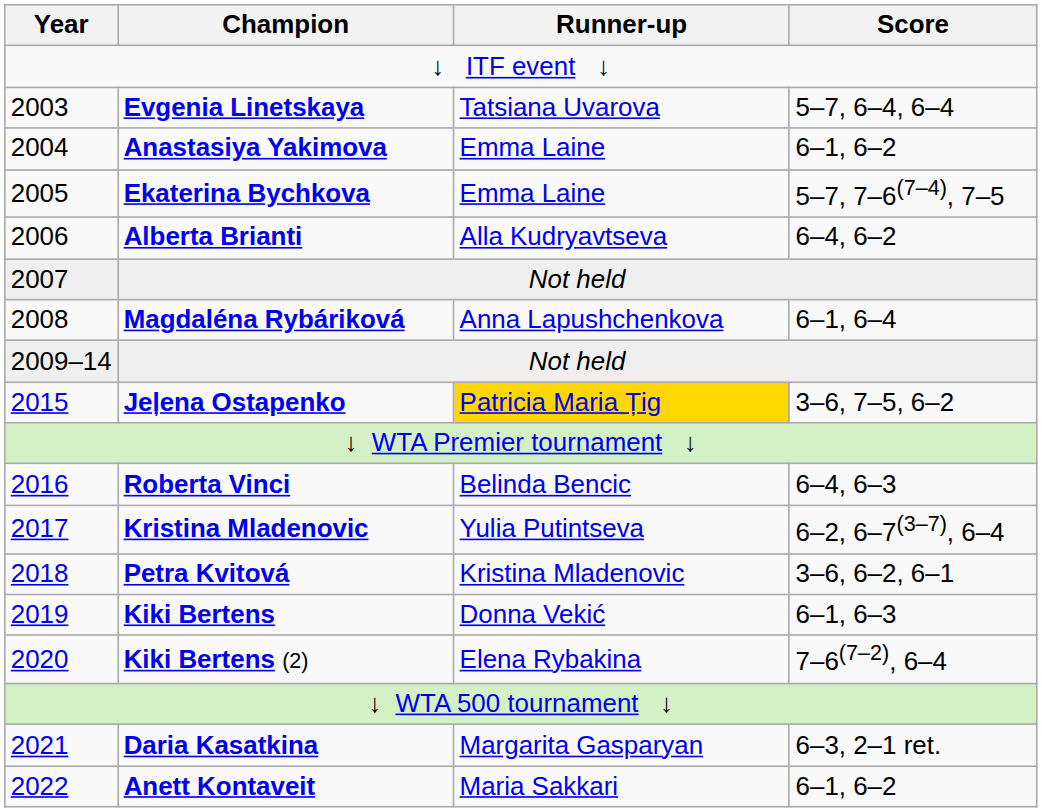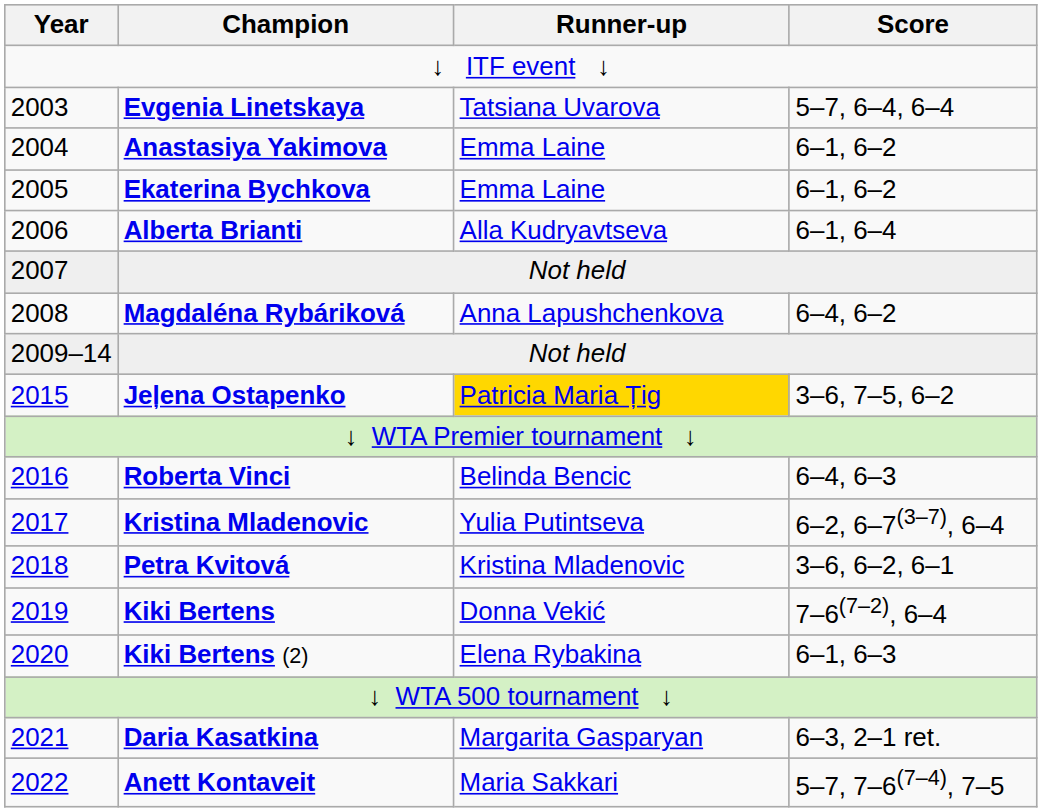(900, 192) 5–7, 7–6(7–4), 7–5 -> (846, 189) 6–1, 6–2
(846, 237) 6–4, 6–2 -> (846, 230) 6–1, 6–4
(846, 319) 6–1, 6–4 -> (846, 312) 6–4, 6–2
(846, 614) 6–1, 6–3 -> (871, 611) 7–6(7–2), 6–4
(871, 659) 7–6(7–2), 6–4 -> (846, 655) 6–1, 6–3
(846, 786) 6–1, 6–2 -> (900, 782) 5–7, 7–6(7–4), 7–5
